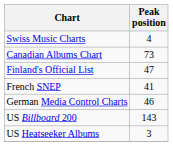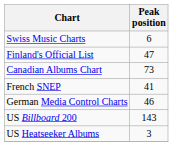(149, 39) 4 -> (149, 39) 6
rows swapped: (54, 54) <-> (50, 70)
